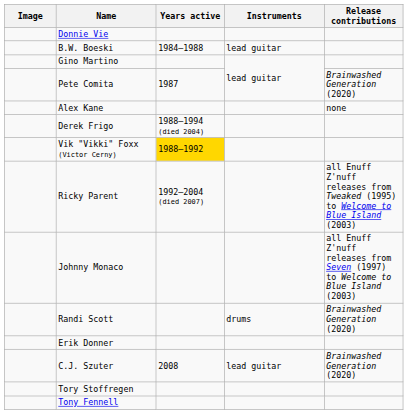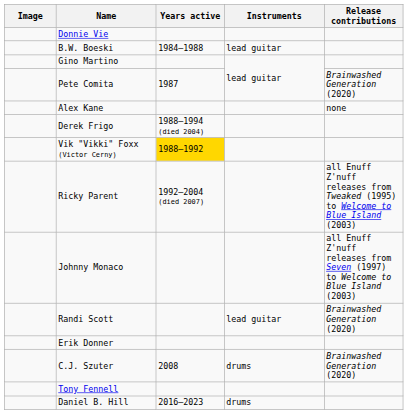(239, 319) drums -> (254, 319) lead guitar
(254, 366) lead guitar -> (239, 366) drums
- row: (96, 389)
+ row: (93, 403)
